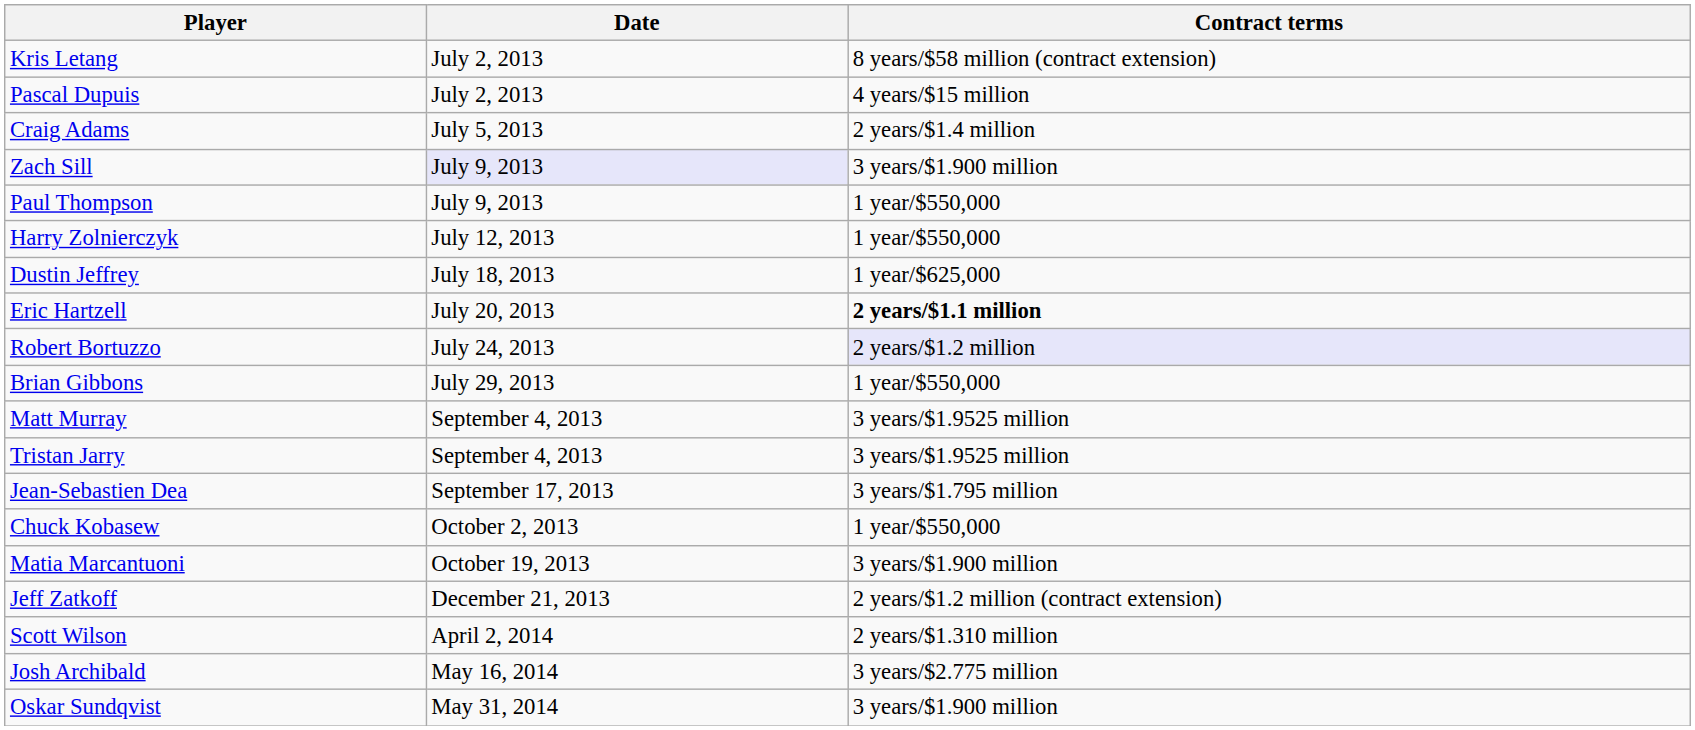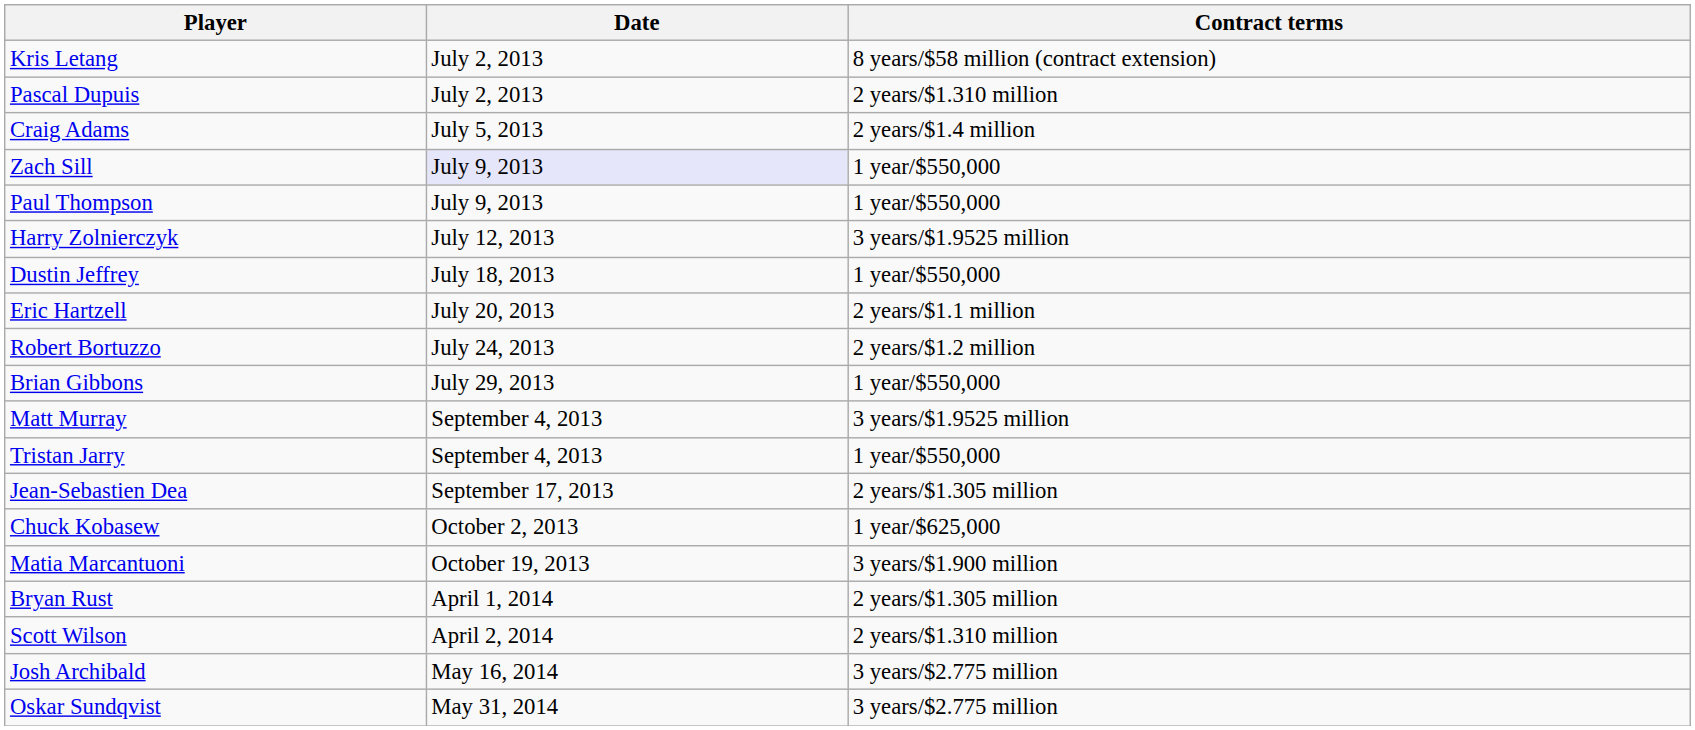(941, 94) 4 years/$15 million -> (955, 94) 2 years/$1.310 million
(955, 166) 3 years/$1.900 million -> (927, 166) 1 year/$550,000
(927, 238) 1 year/$550,000 -> (961, 238) 3 years/$1.9525 million
(927, 274) 1 year/$625,000 -> (927, 274) 1 year/$550,000
(947, 310) bold -> (944, 310) normal
(944, 346) lavender background -> (944, 346) no background
(961, 454) 3 years/$1.9525 million -> (927, 454) 1 year/$550,000
(955, 490) 3 years/$1.795 million -> (955, 490) 2 years/$1.305 million
(927, 526) 1 year/$550,000 -> (927, 526) 1 year/$625,000
- row: (63, 599)
+ row: (61, 599)
(955, 707) 3 years/$1.900 million -> (955, 707) 3 years/$2.775 million
